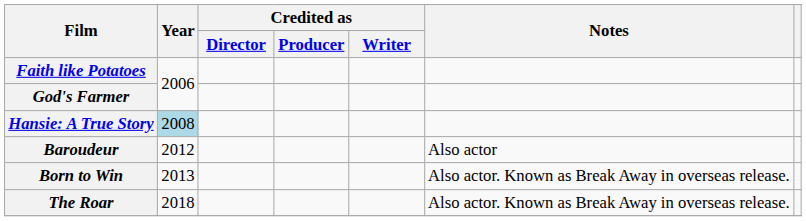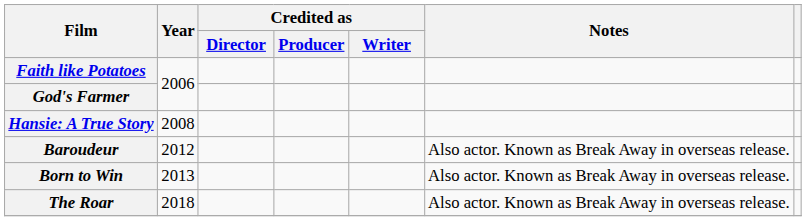(178, 123) lightblue background -> (178, 123) no background
(463, 149) Also actor -> (609, 149) Also actor. Known as Break Away in overseas release.
